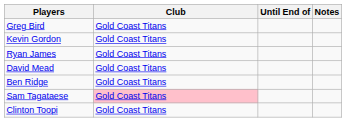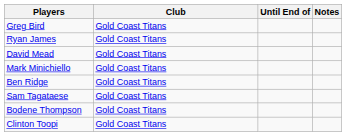- row: (34, 40)
+ row: (38, 68)
(131, 96) pink background -> (131, 96) no background
+ row: (44, 110)
